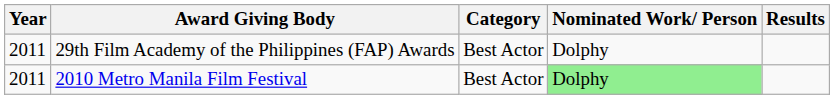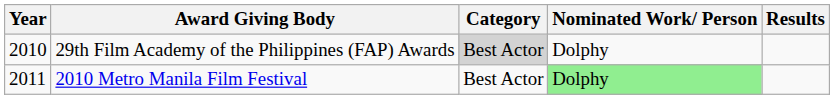(27, 49) 2011 -> (28, 49) 2010
(503, 49) no background -> (503, 49) lightgrey background
